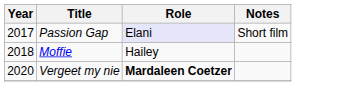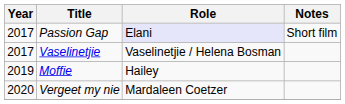+ row: (70, 52)
(20, 52) 2018 -> (20, 71) 2019
(179, 71) bold -> (176, 90) normal
